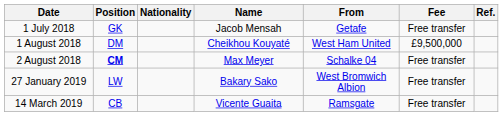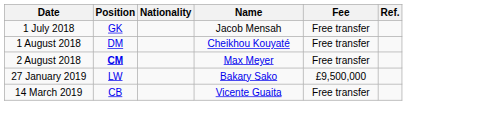- column: (351, 13)
(437, 45) £9,500,000 -> (341, 45) Free transfer
(437, 82) Free transfer -> (341, 76) £9,500,000
